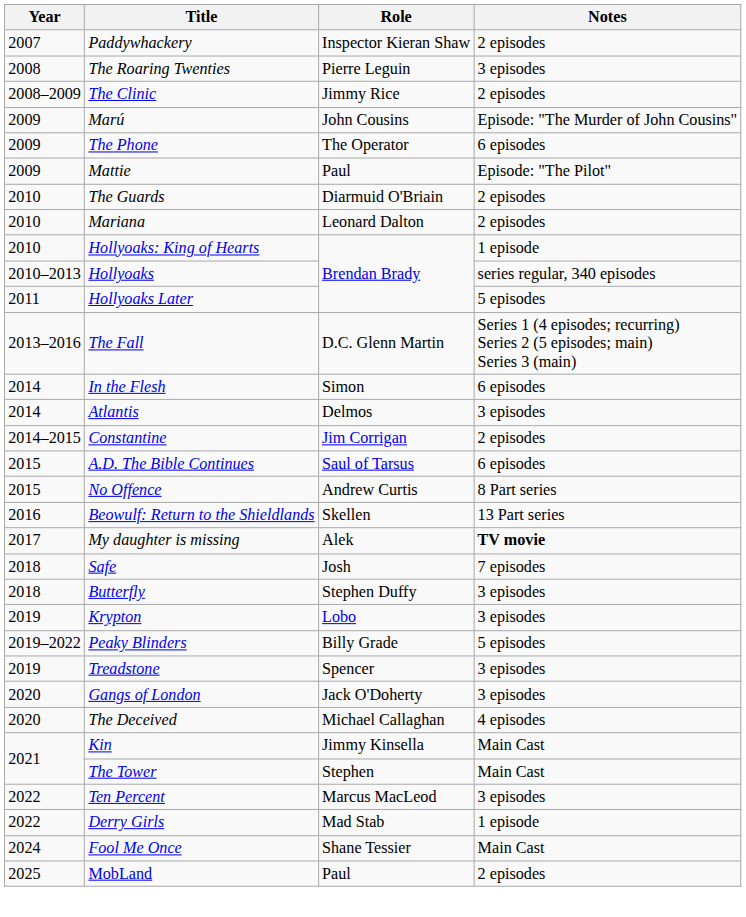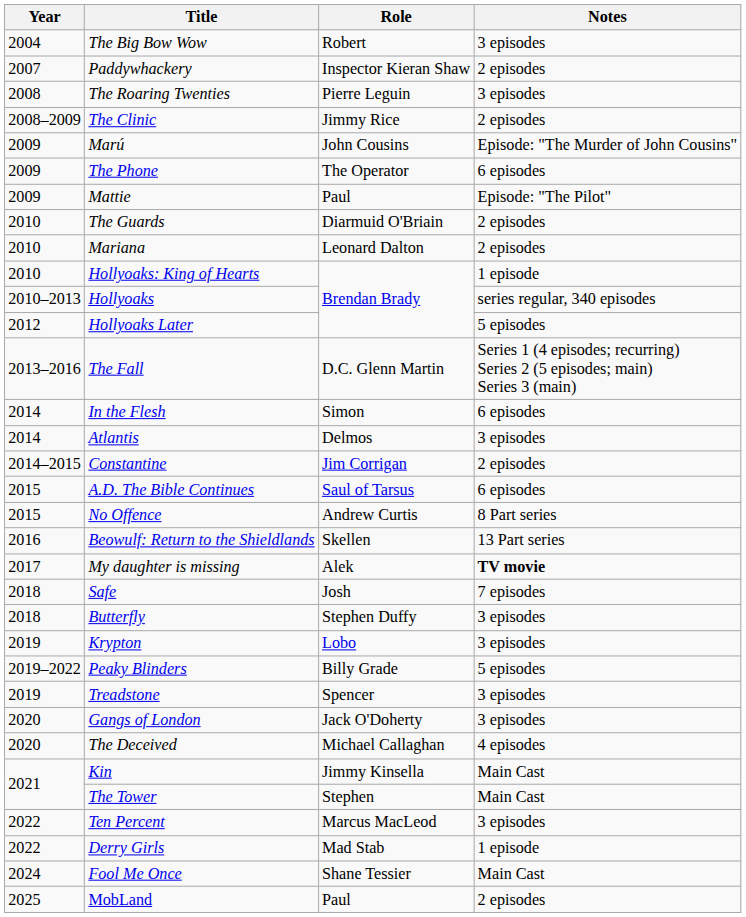+ row: (148, 42)
(24, 299) 2011 -> (24, 324) 2012
